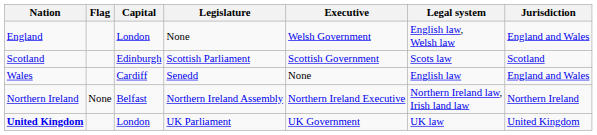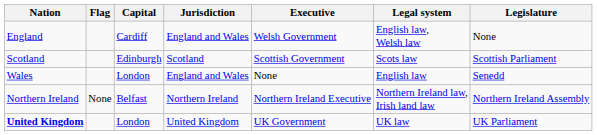columns swapped: (225, 13) <-> (548, 13)
(133, 36) London -> (132, 36) Cardiff
(132, 76) Cardiff -> (133, 76) London
